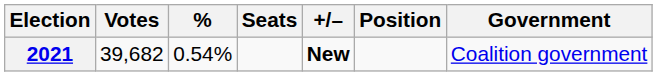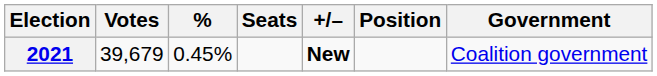(132, 53) 39,682 -> (132, 53) 39,679
(203, 53) 0.54% -> (203, 53) 0.45%
